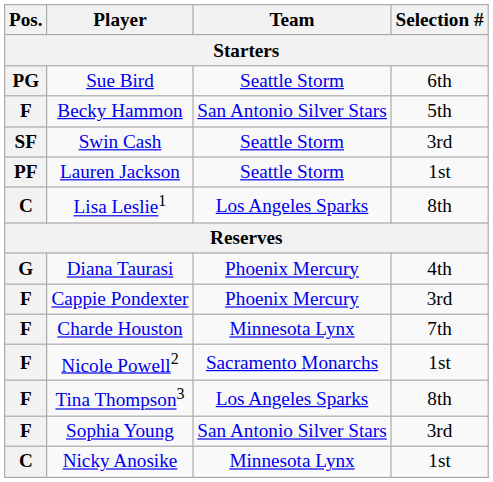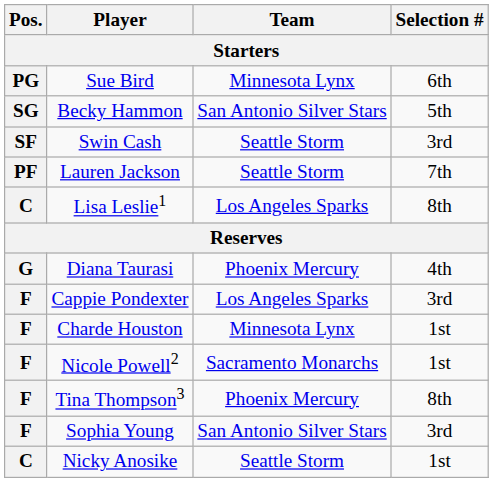(292, 80) Seattle Storm -> (292, 80) Minnesota Lynx
(26, 111) F -> (26, 111) SG
(440, 171) 1st -> (440, 171) 7th
(292, 298) Phoenix Mercury -> (292, 298) Los Angeles Sparks
(440, 329) 7th -> (440, 329) 1st
(292, 398) Los Angeles Sparks -> (292, 398) Phoenix Mercury
(292, 461) Minnesota Lynx -> (292, 461) Seattle Storm
